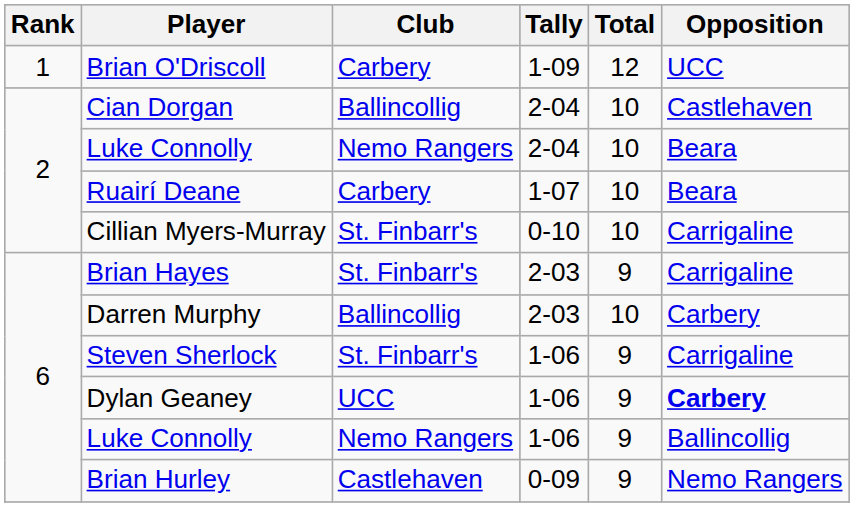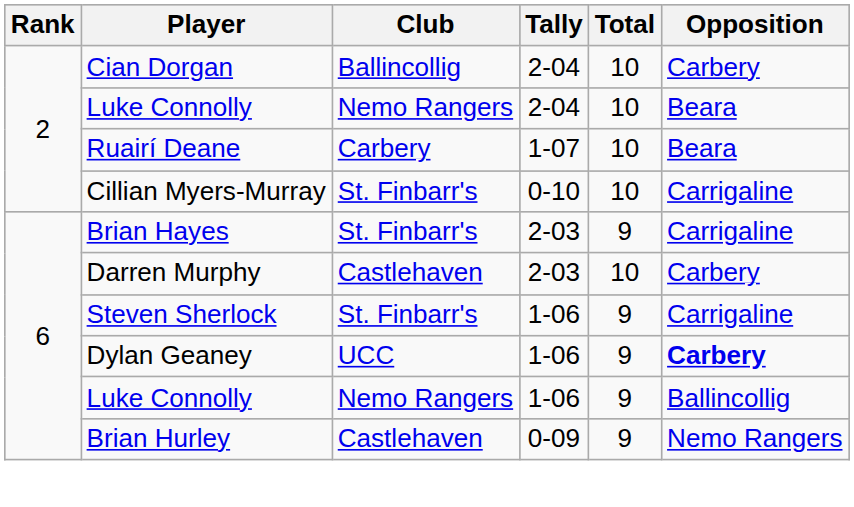- row: (176, 66)
(740, 107) Castlehaven -> (713, 66) Carbery
(399, 314) Ballincollig -> (410, 273) Castlehaven
